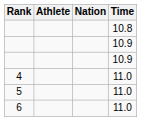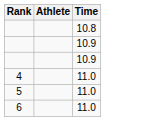- column: (90, 12)
